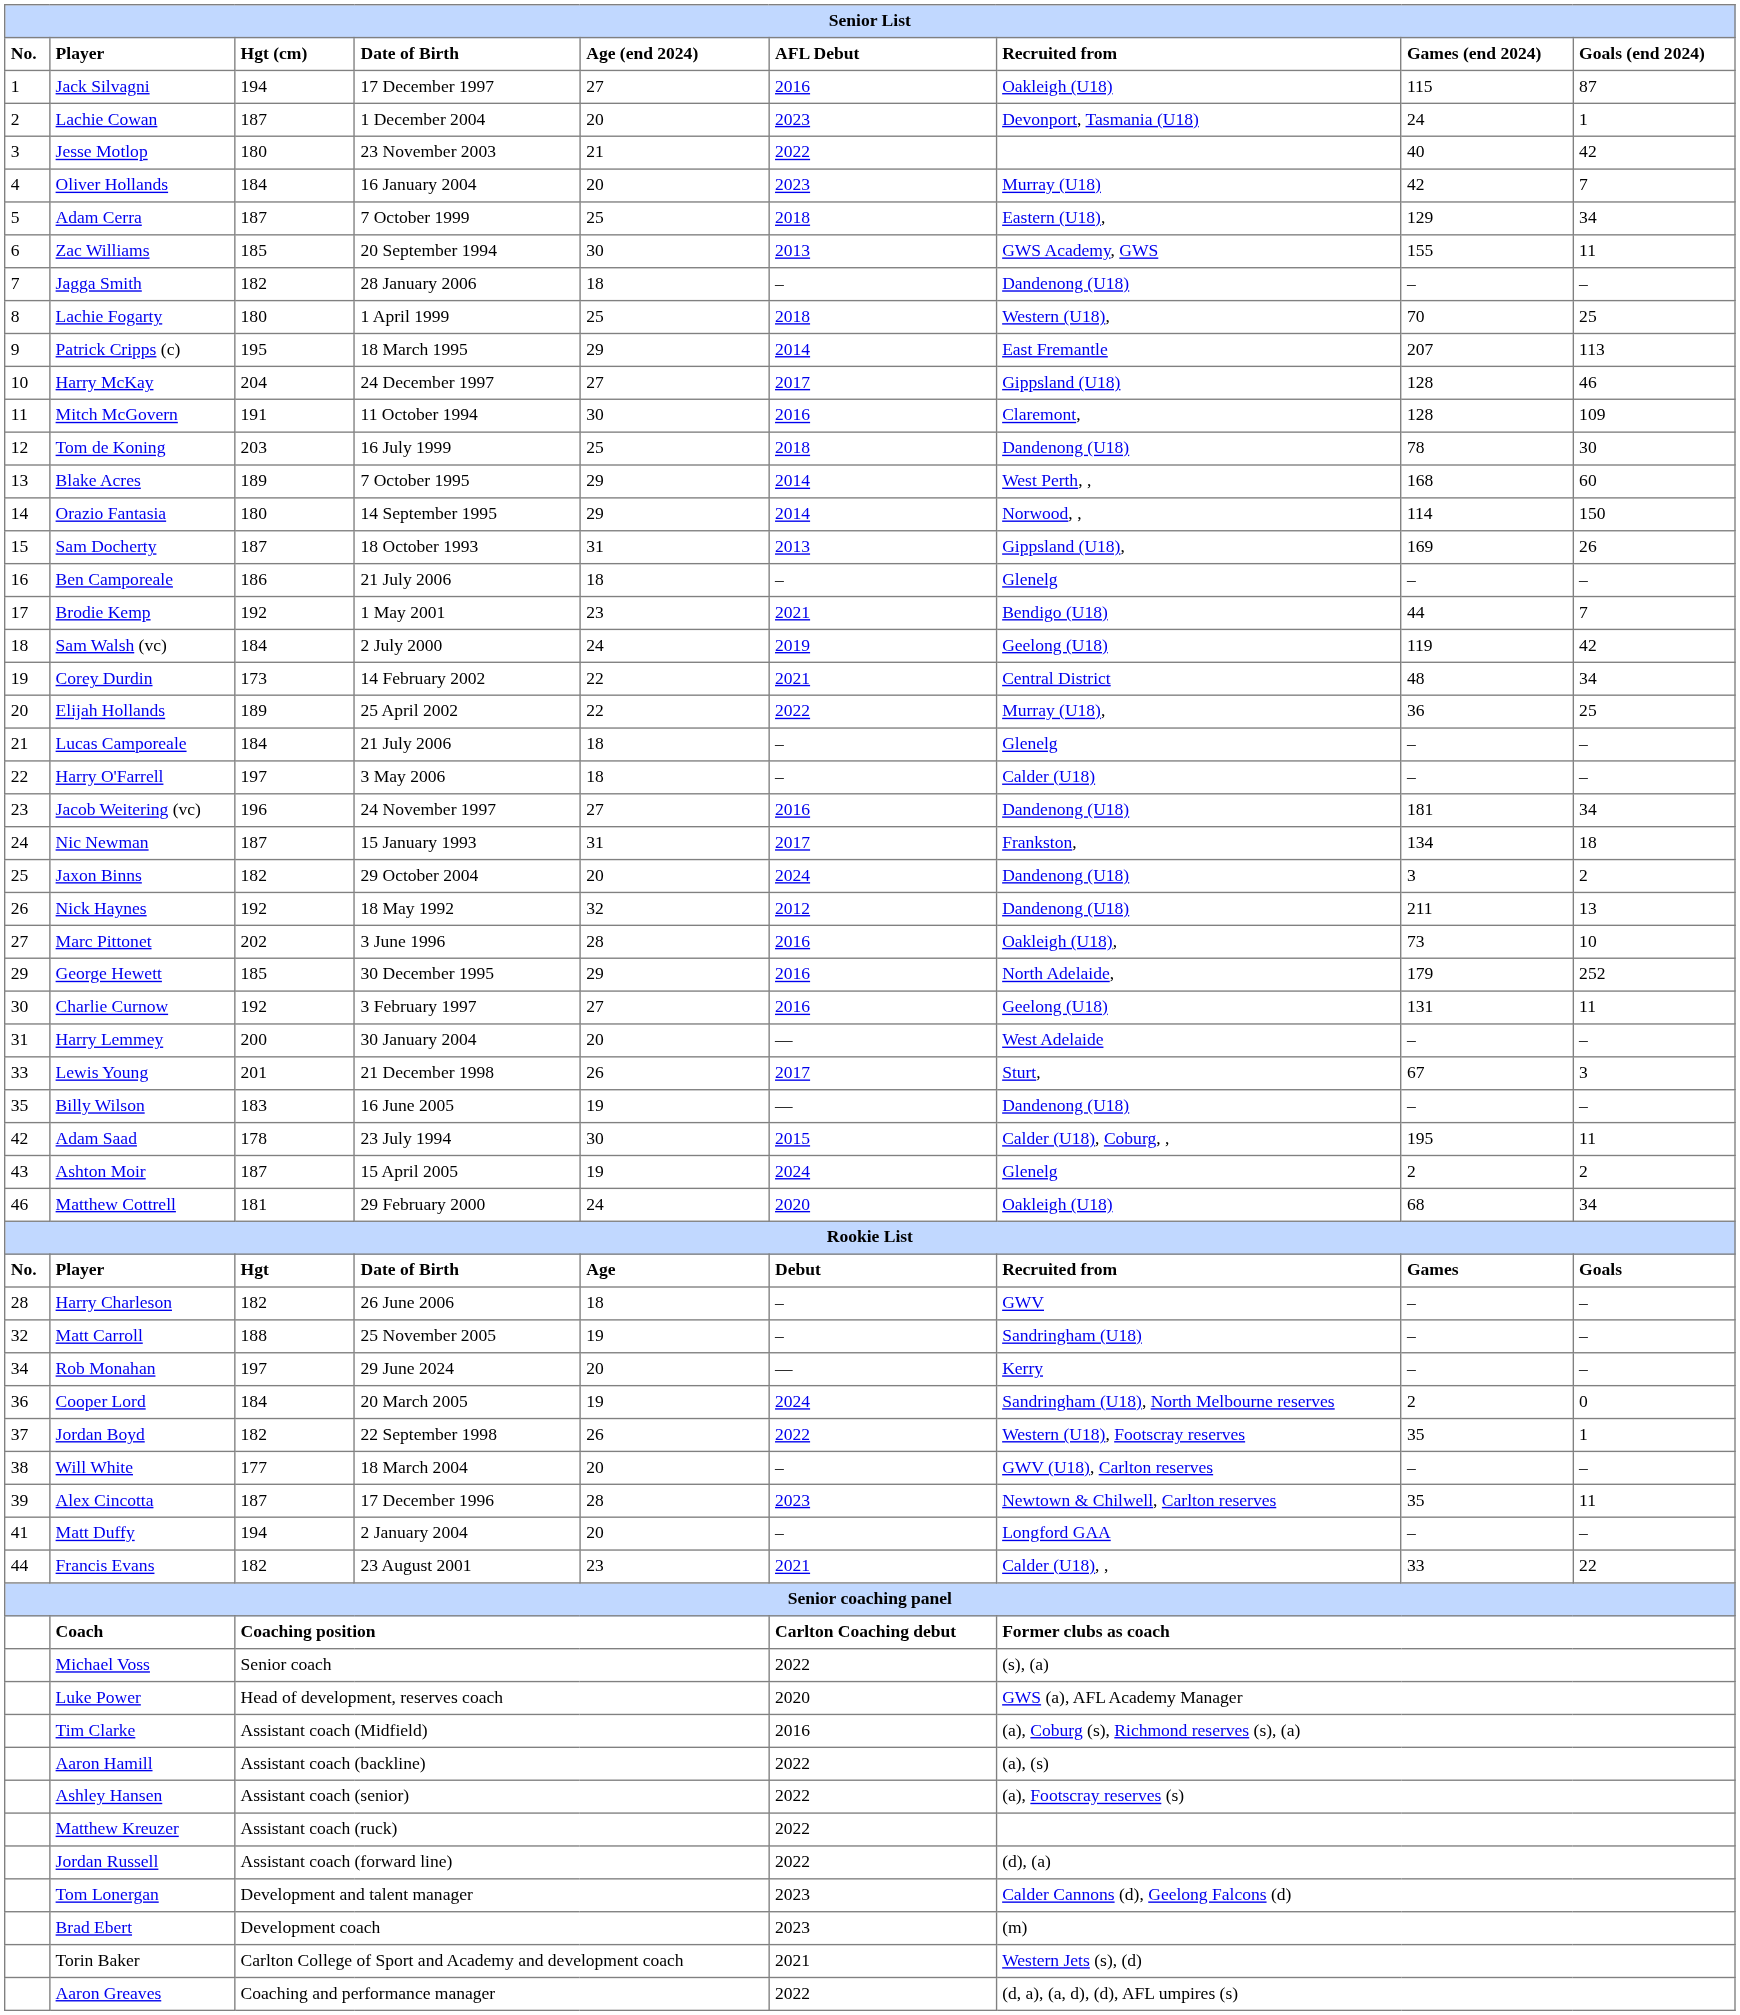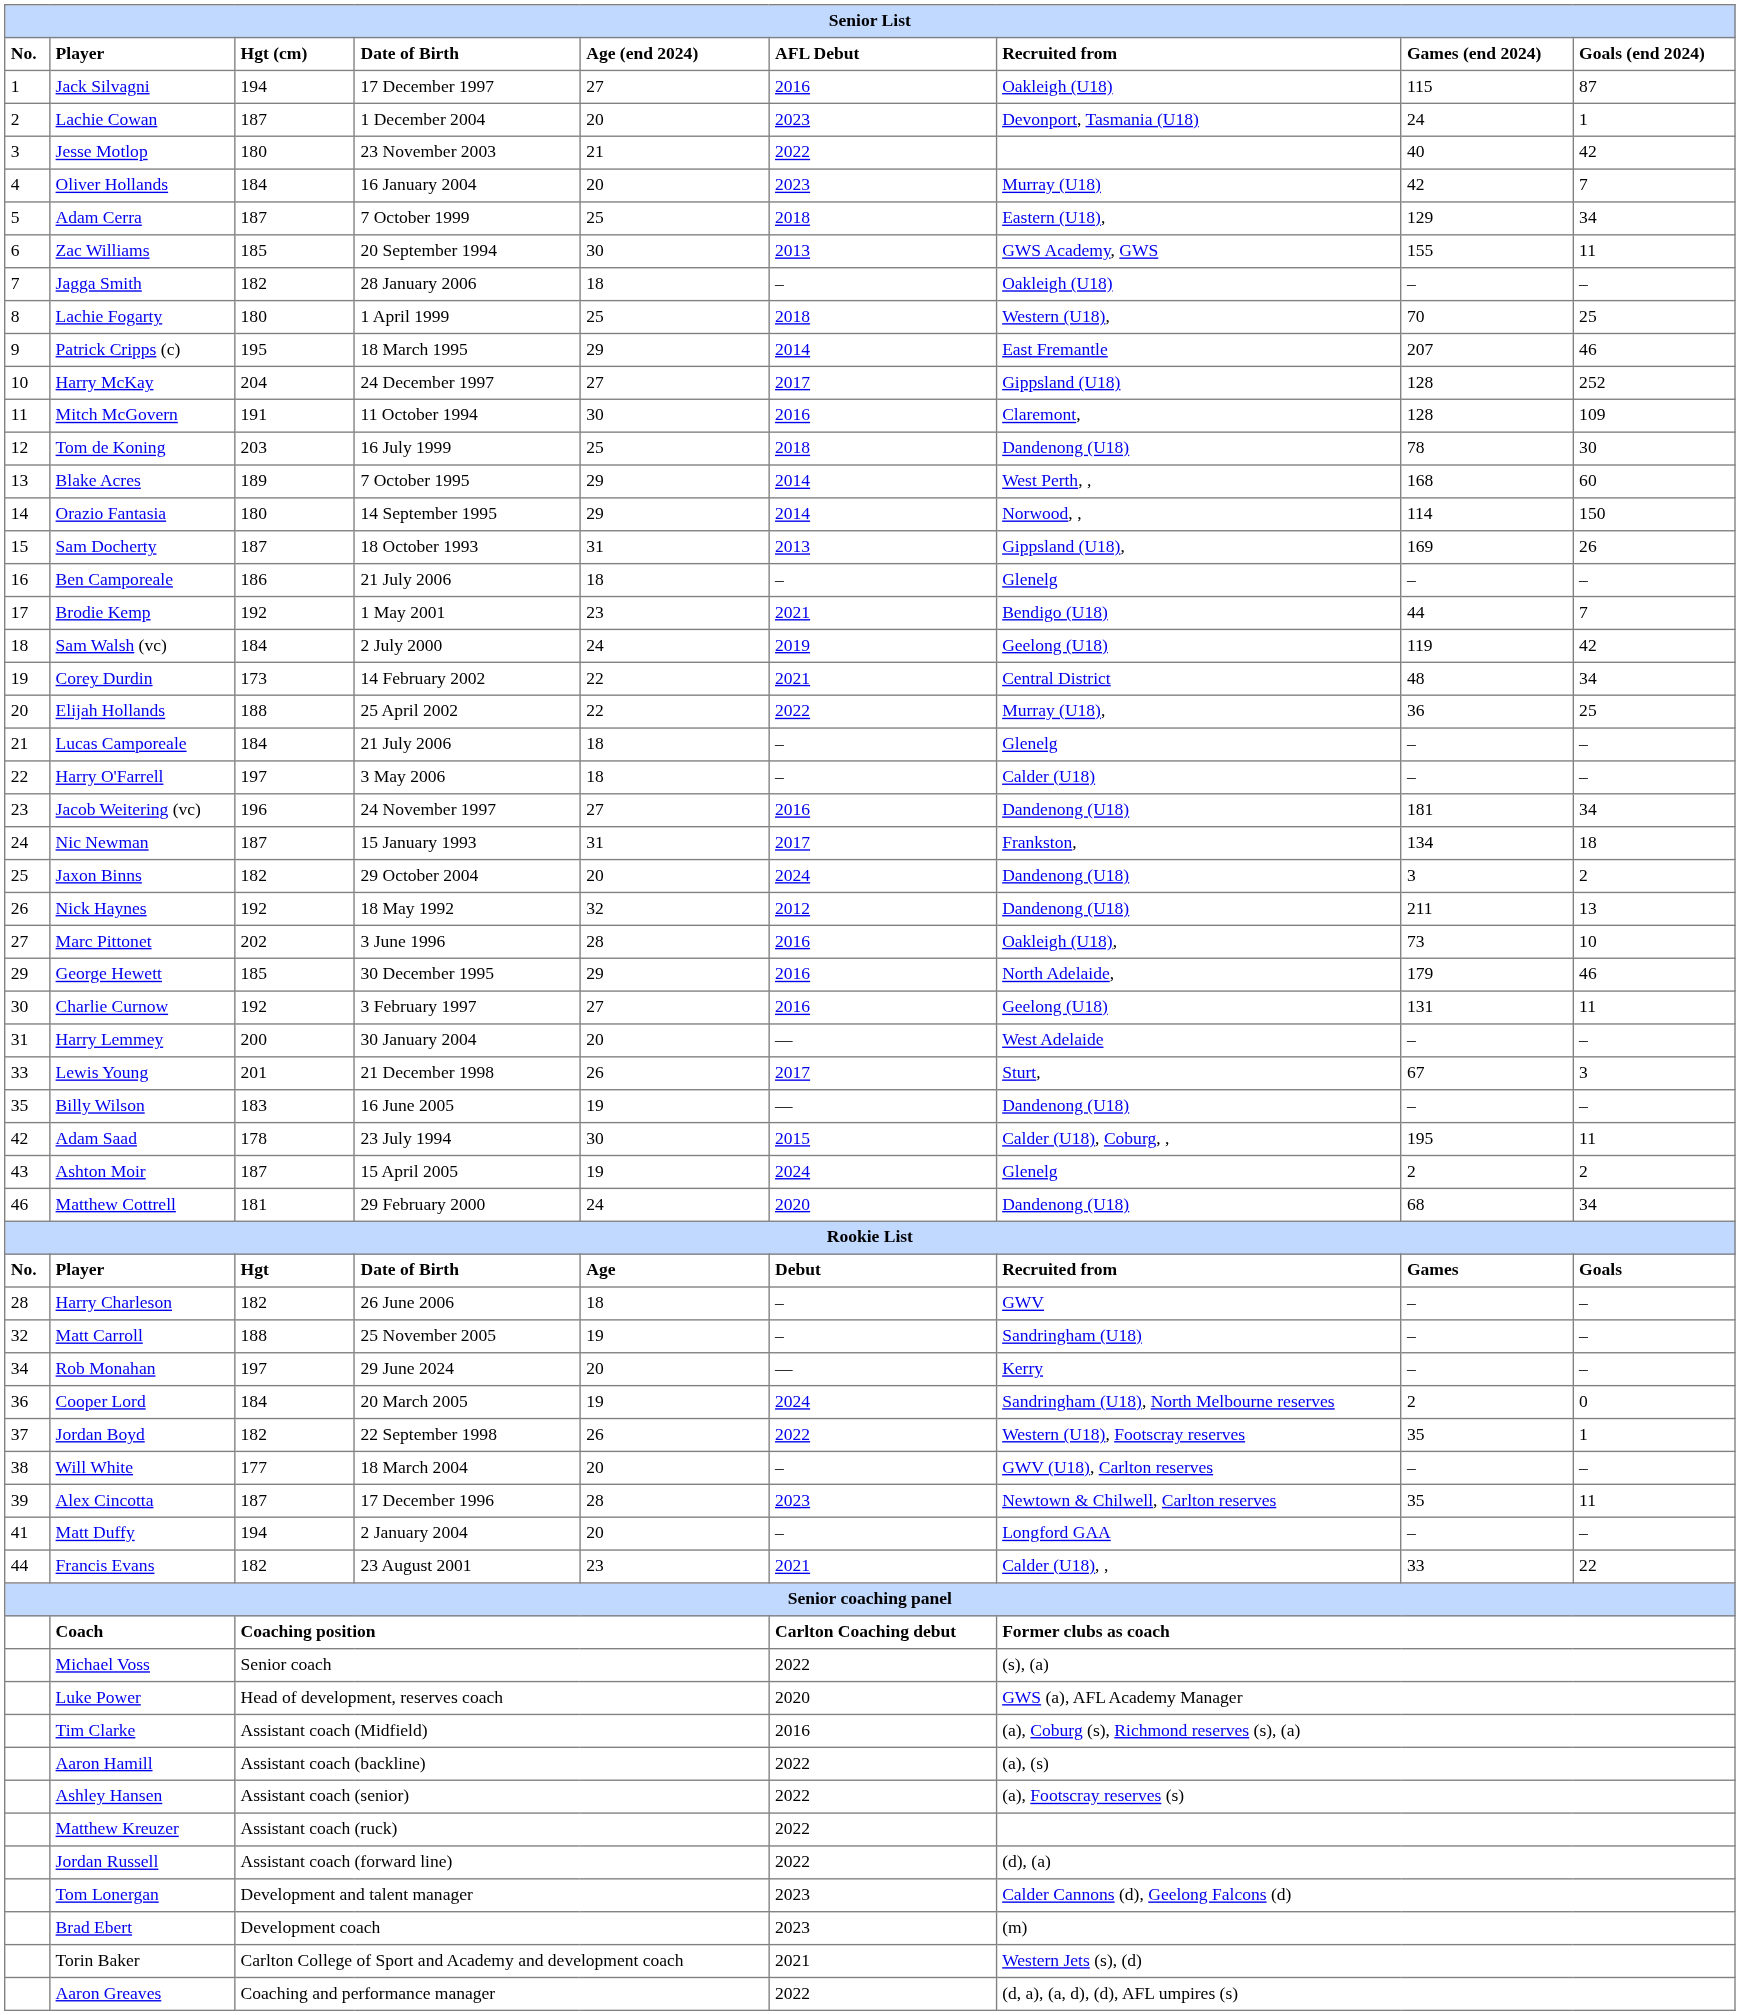(1066, 283) Dandenong (U18) -> (1057, 283) Oakleigh (U18)
(1592, 349) 113 -> (1588, 349) 46
(1588, 382) 46 -> (1592, 382) 252
(254, 711) 189 -> (254, 711) 188
(1592, 974) 252 -> (1588, 974) 46
(1057, 1204) Oakleigh (U18) -> (1066, 1204) Dandenong (U18)
